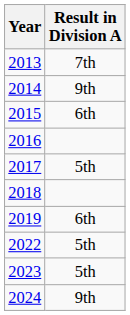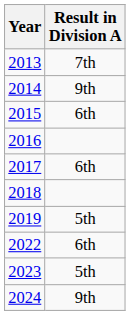(85, 166) 5th -> (85, 166) 6th
(85, 219) 6th -> (85, 219) 5th
(85, 245) 5th -> (85, 245) 6th
